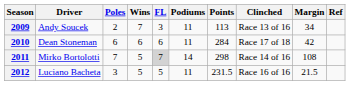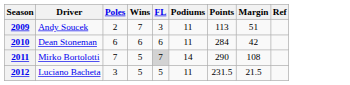- column: (264, 11)
(309, 26) 34 -> (253, 26) 51
(222, 57) 298 -> (222, 57) 290
